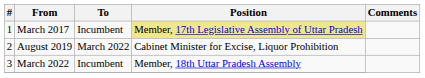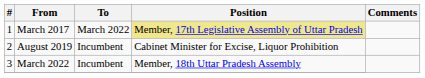(100, 30) Incumbent -> (103, 30) March 2022
(103, 47) March 2022 -> (100, 47) Incumbent
